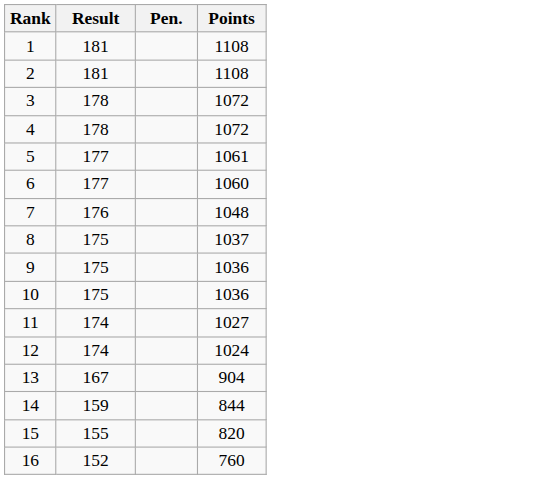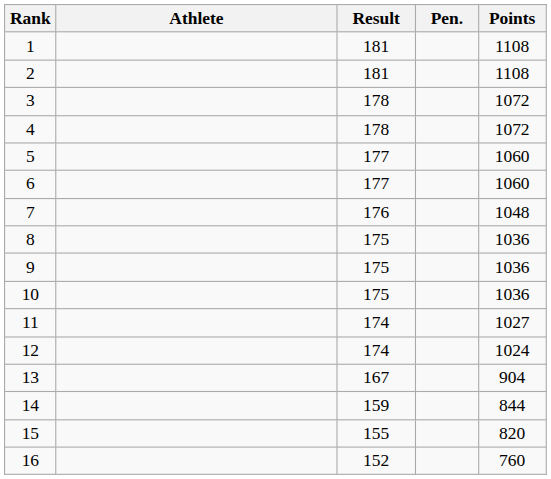+ column: (196, 18)
(232, 156) 1061 -> (512, 156) 1060
(232, 239) 1037 -> (512, 239) 1036
